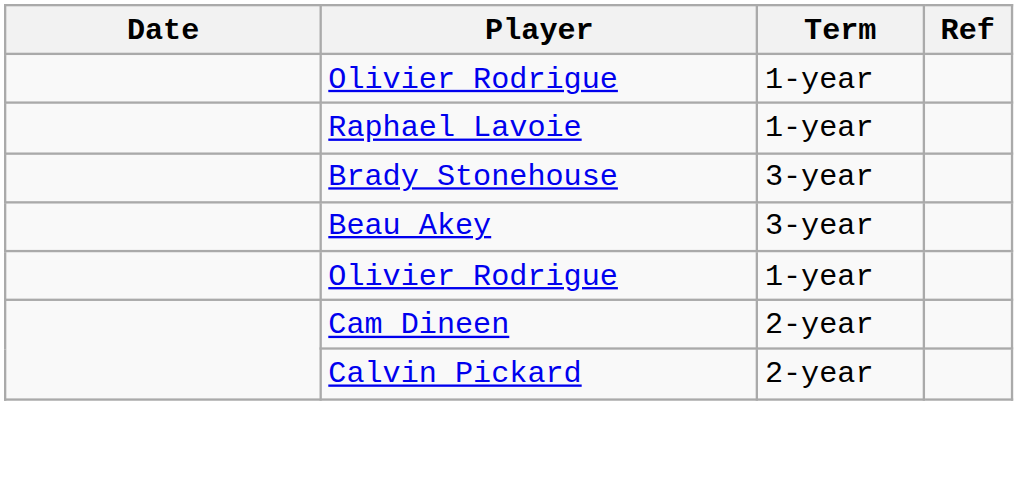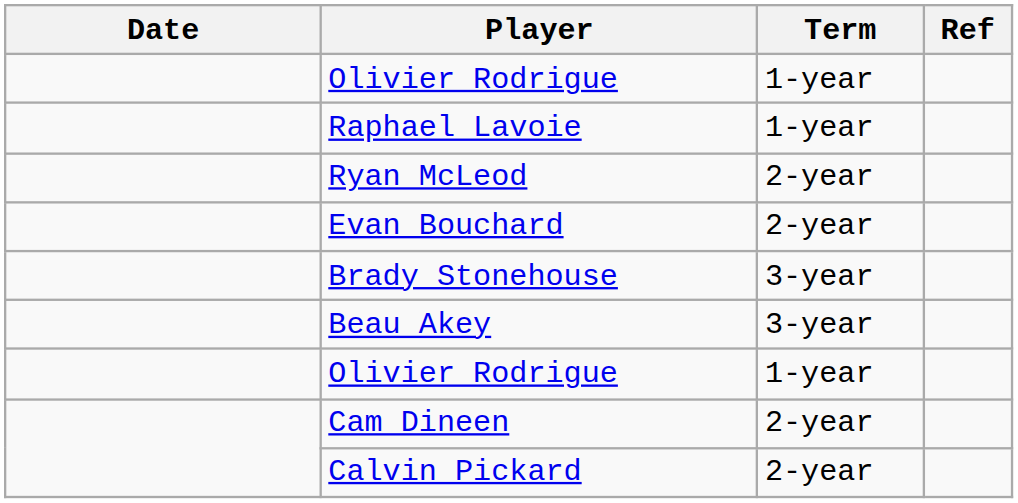+ row: (428, 177)
+ row: (446, 226)
